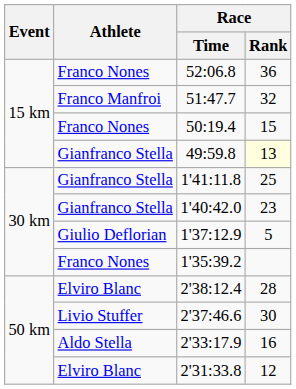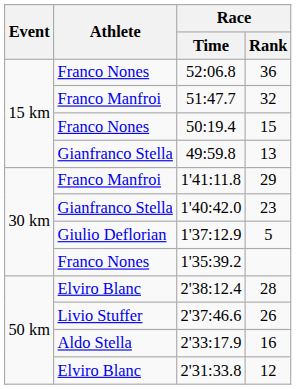(268, 153) lightyellow background -> (268, 153) no background
(115, 180) Gianfranco Stella -> (109, 180) Franco Manfroi
(268, 180) 25 -> (268, 180) 29
(268, 316) 30 -> (268, 316) 26
